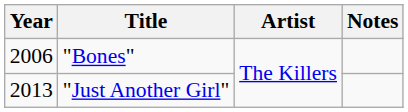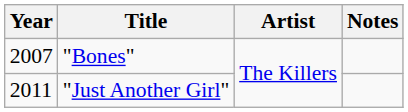(31, 55) 2006 -> (31, 55) 2007
(31, 90) 2013 -> (31, 90) 2011
